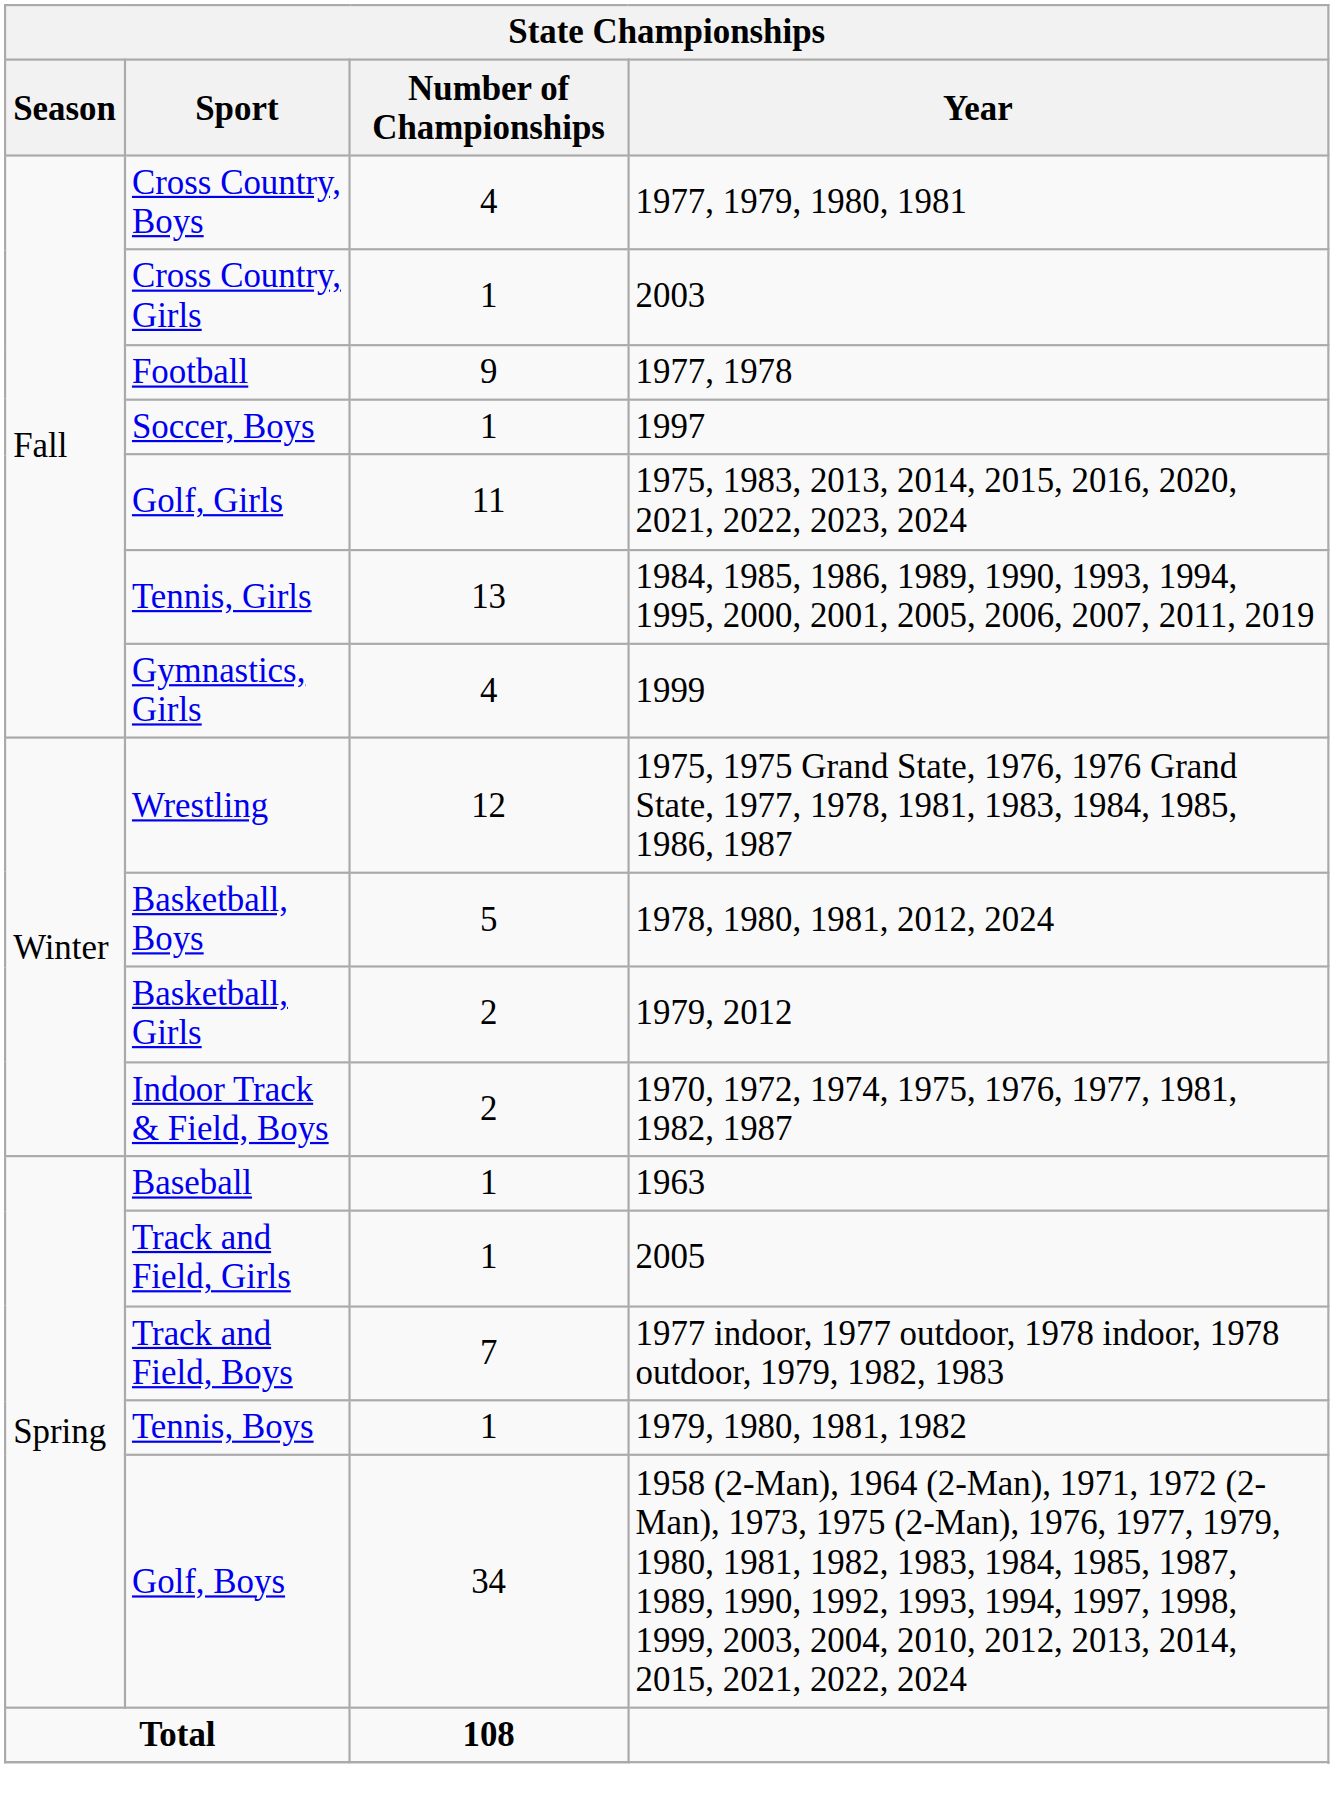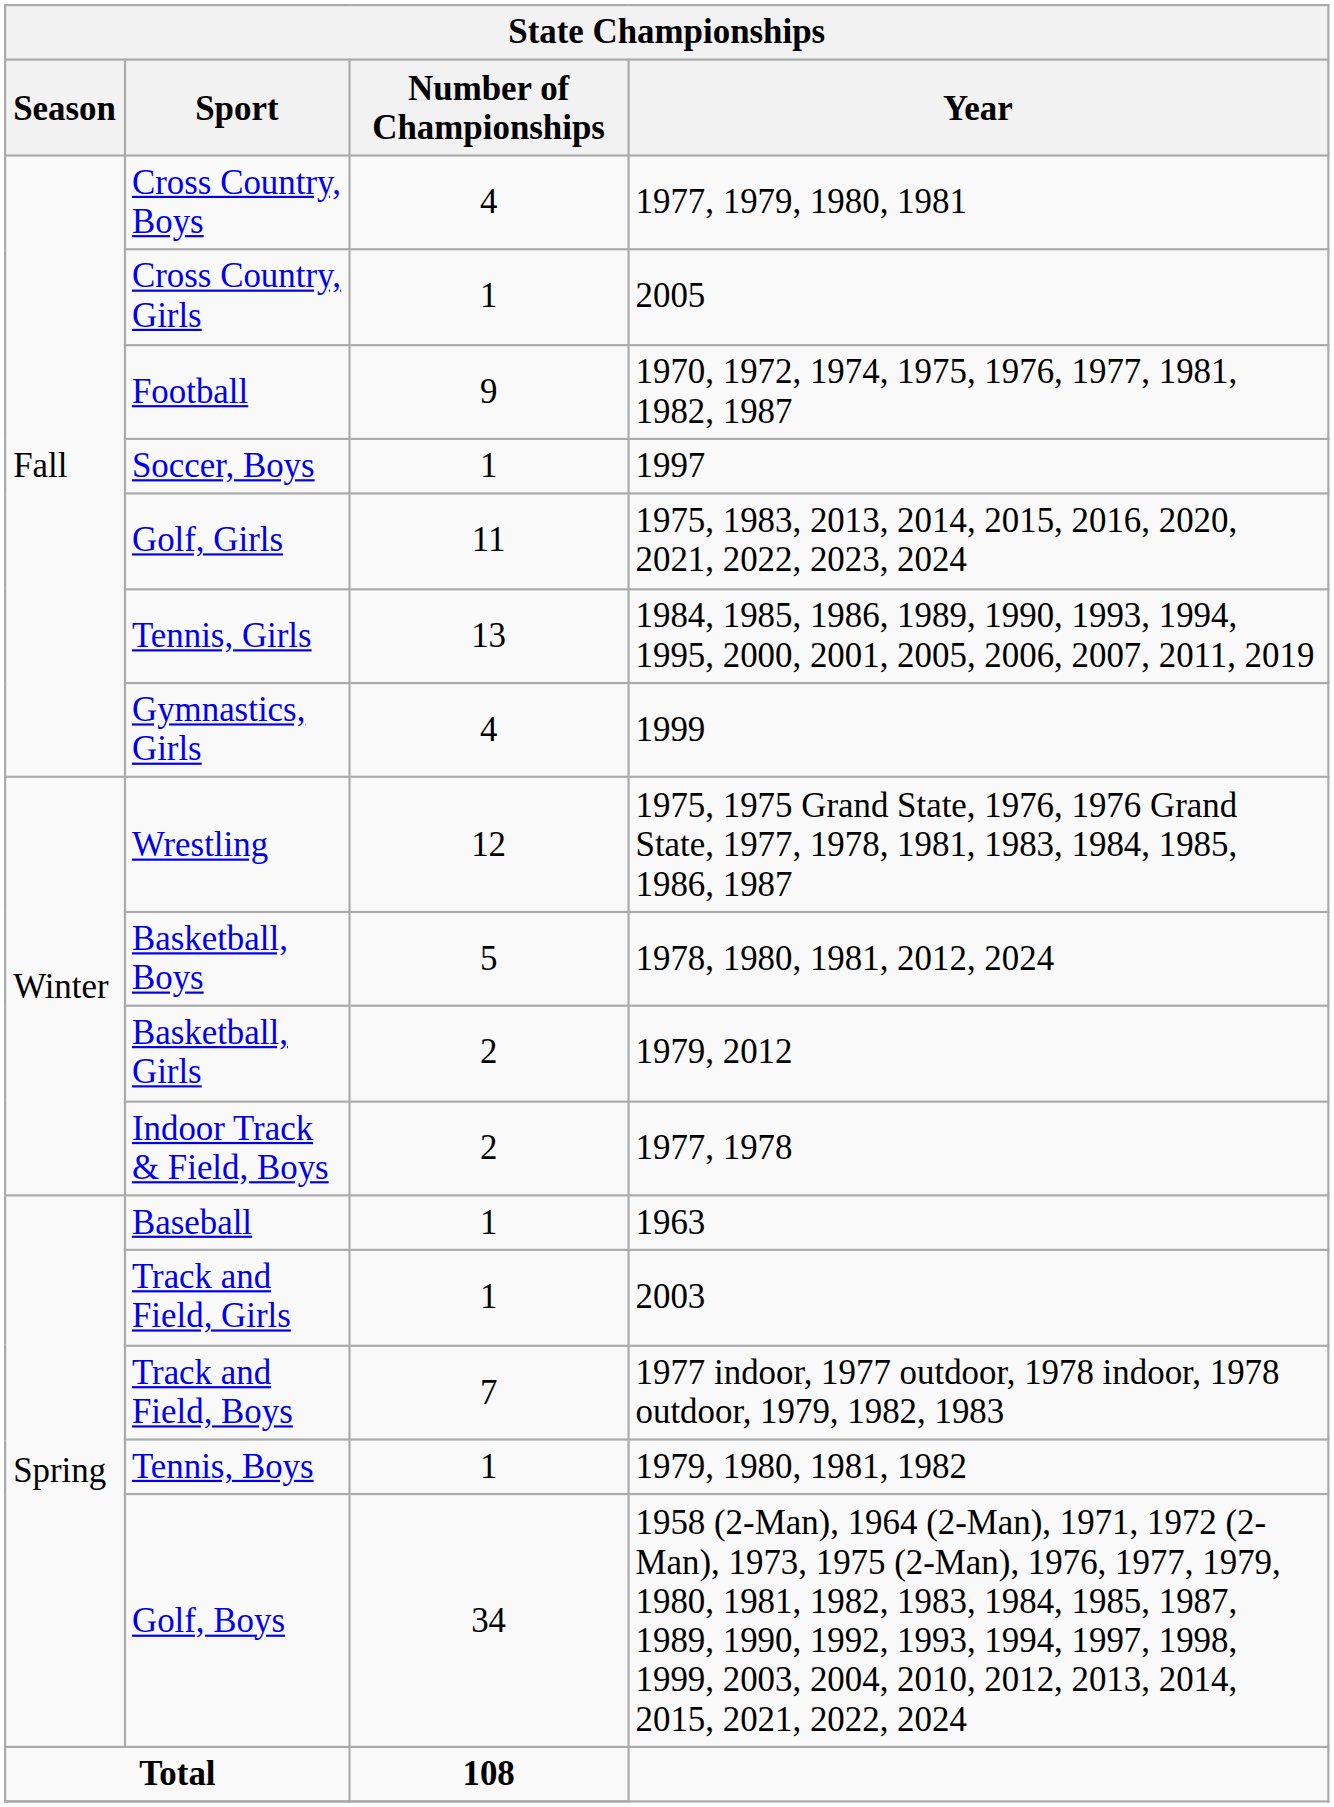(670, 296) 2003 -> (670, 296) 2005
(714, 371) 1977, 1978 -> (936, 390) 1970, 1972, 1974, 1975, 1976, 1977, 1981, 1982, 1987
(936, 1107) 1970, 1972, 1974, 1975, 1976, 1977, 1981, 1982, 1987 -> (714, 1147) 1977, 1978
(670, 1257) 2005 -> (670, 1297) 2003
